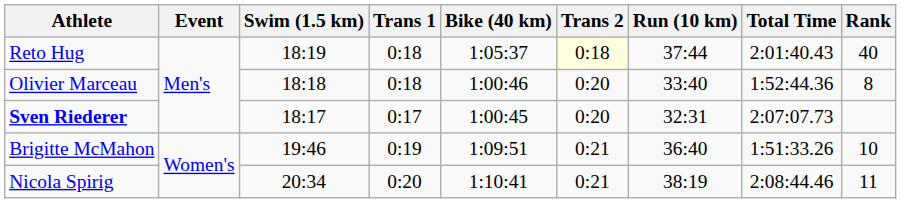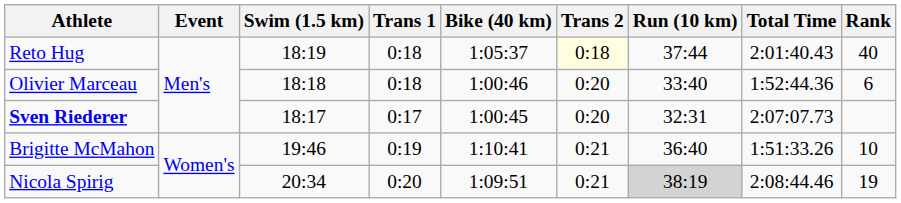(868, 85) 8 -> (868, 85) 6
(498, 149) 1:09:51 -> (498, 149) 1:10:41
(498, 181) 1:10:41 -> (498, 181) 1:09:51
(685, 181) no background -> (685, 181) lightgrey background
(868, 181) 11 -> (868, 181) 19
